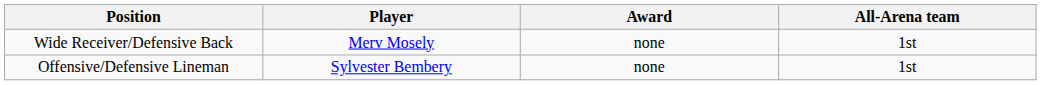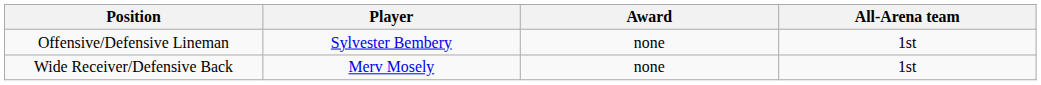rows swapped: (133, 67) <-> (133, 42)
